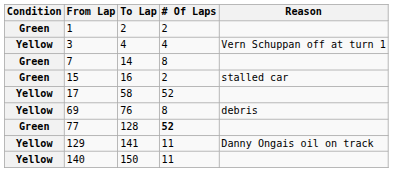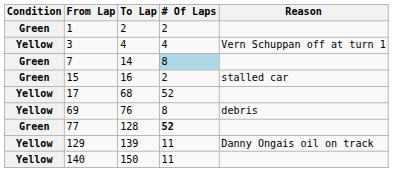(165, 62) no background -> (165, 62) lightblue background
(126, 95) 58 -> (126, 95) 68
(129, 144) 141 -> (129, 144) 139
